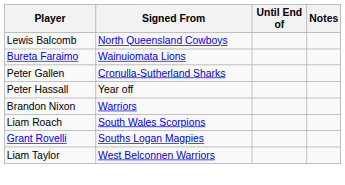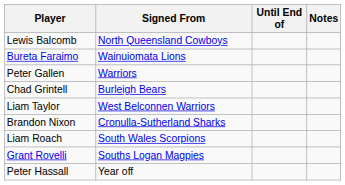(162, 74) Cronulla-Sutherland Sharks -> (117, 74) Warriors
+ row: (37, 90)
rows swapped: (38, 90) <-> (33, 156)
(117, 106) Warriors -> (162, 123) Cronulla-Sutherland Sharks
